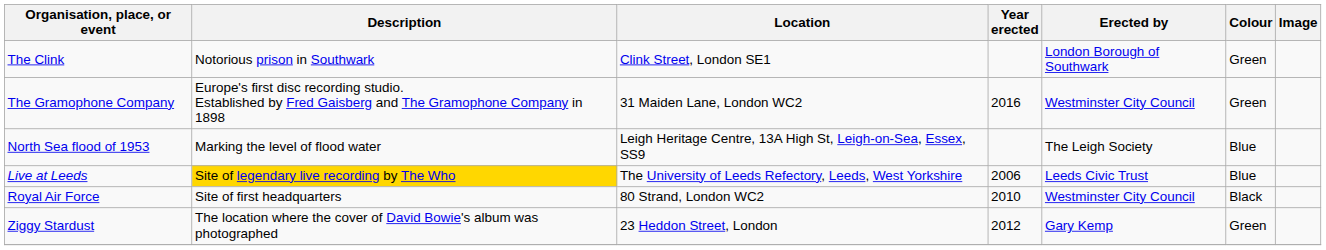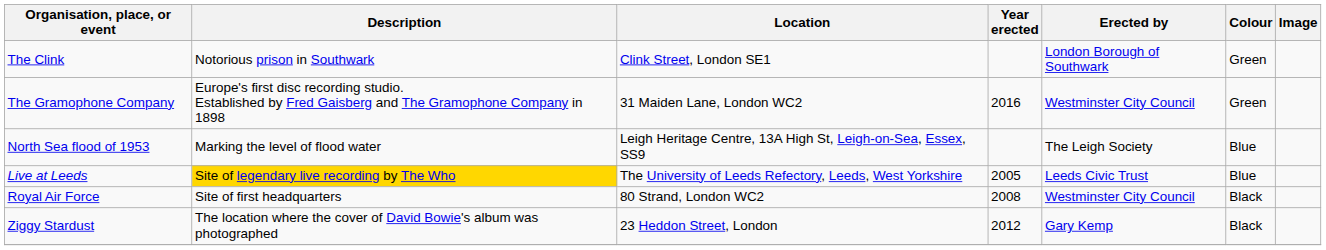(1006, 176) 2006 -> (1006, 176) 2005
(1006, 197) 2010 -> (1006, 197) 2008
(1248, 226) Green -> (1246, 226) Black
